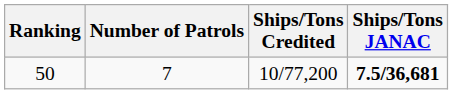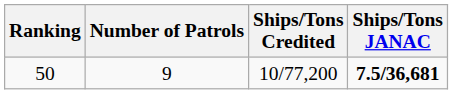(167, 72) 7 -> (167, 72) 9
